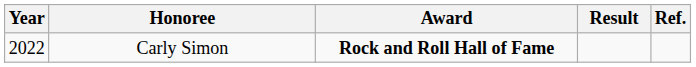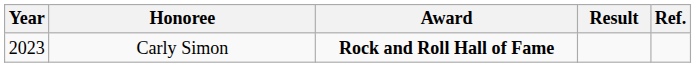(27, 47) 2022 -> (27, 47) 2023
